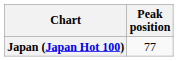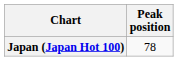(150, 46) 77 -> (150, 46) 78
